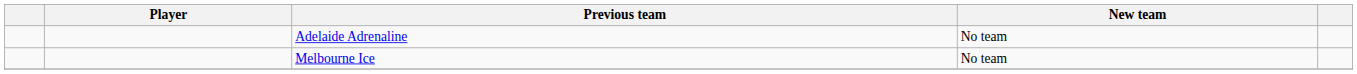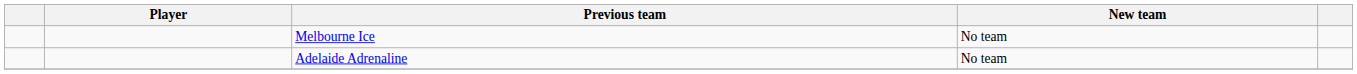rows swapped: (335, 58) <-> (351, 36)
